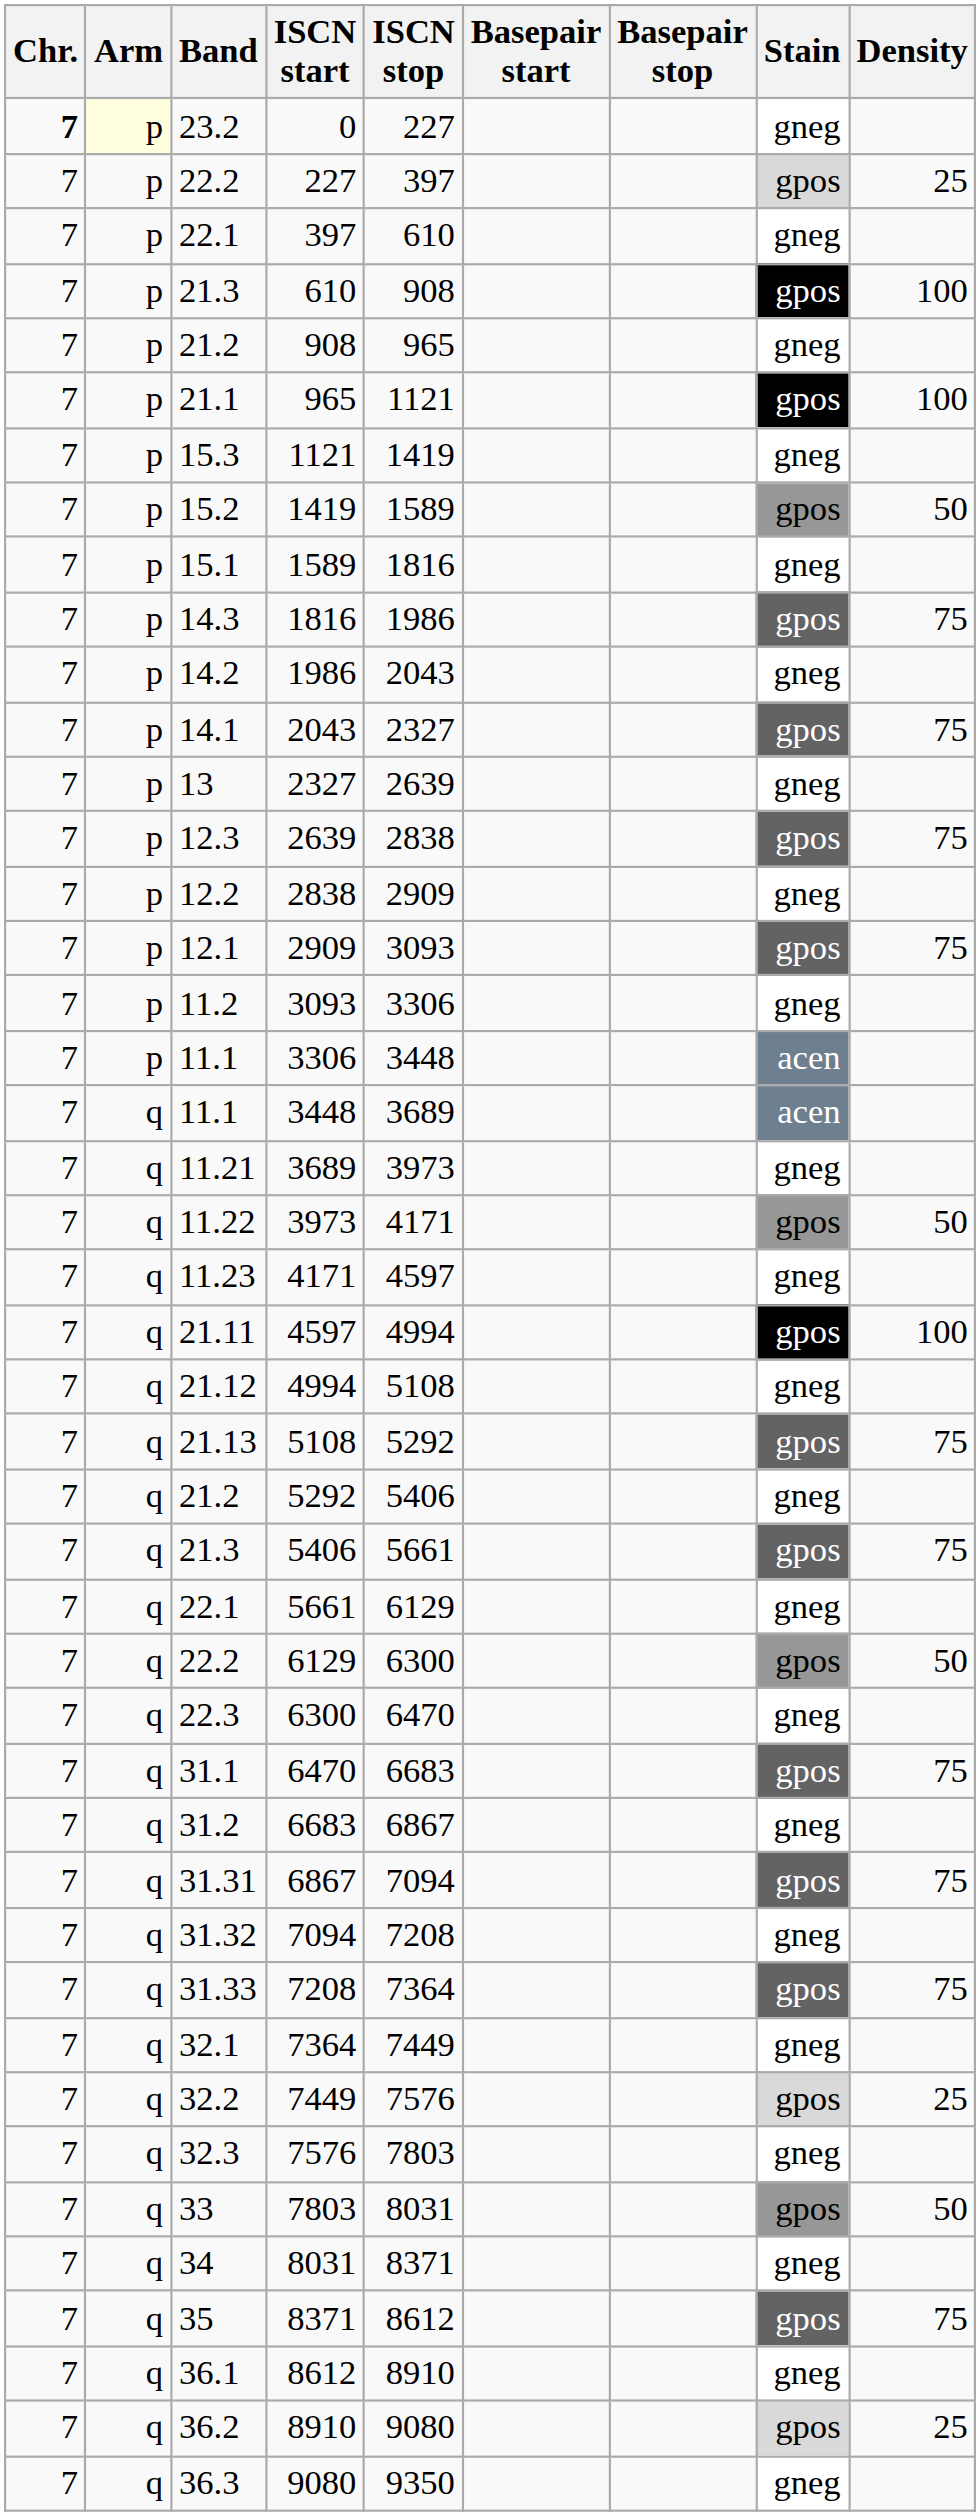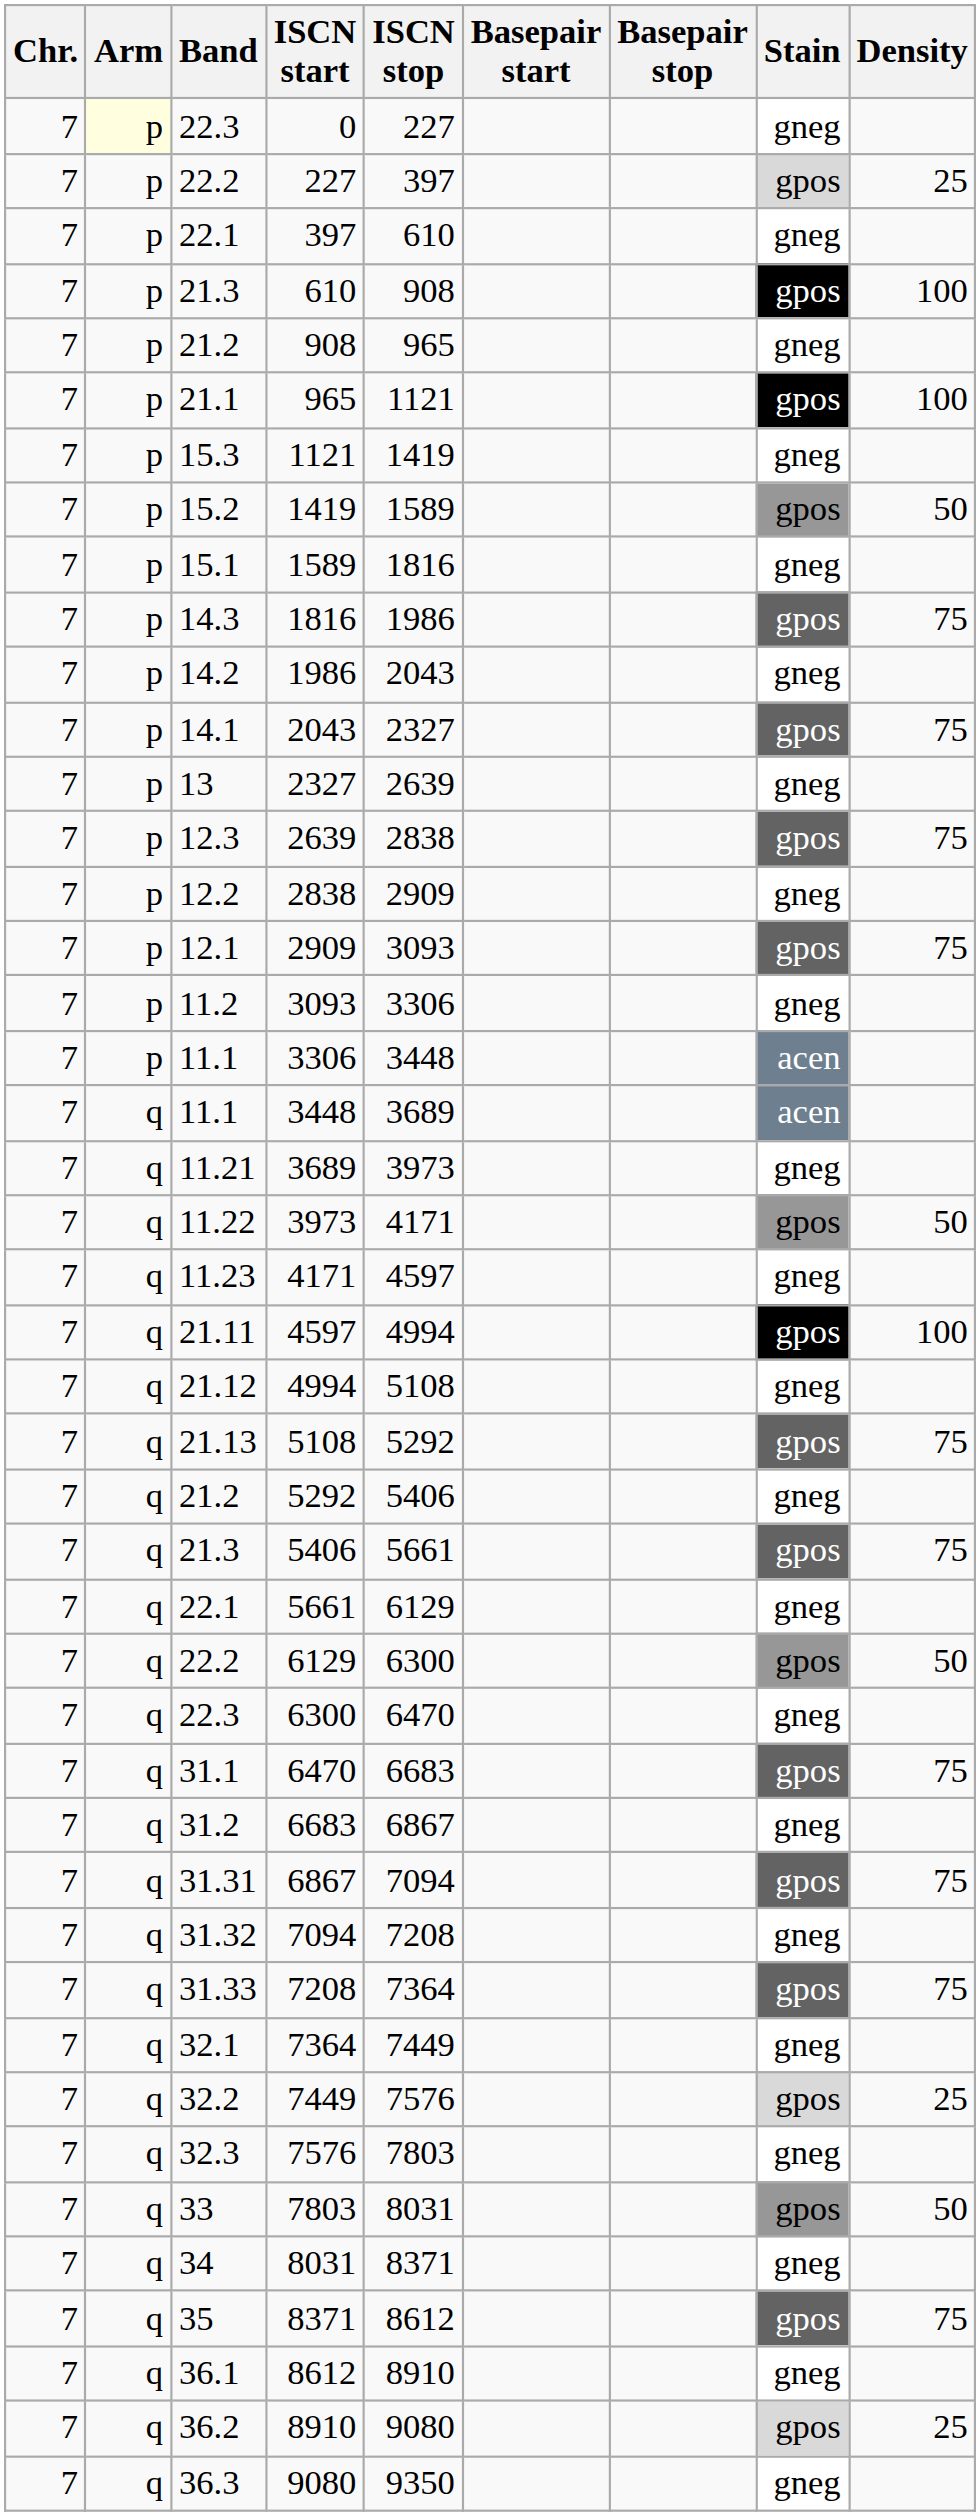(69, 125) bold -> (69, 125) normal
(209, 125) 23.2 -> (209, 125) 22.3
